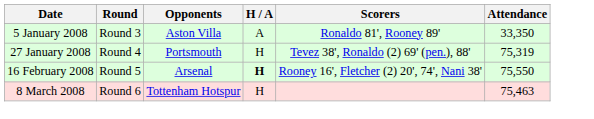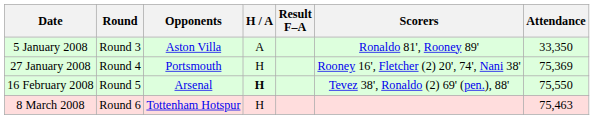+ column: (295, 20)
(380, 52) Tevez 38', Ronaldo (2) 69' (pen.), 88' -> (419, 66) Rooney 16', Fletcher (2) 20', 74', Nani 38'
(517, 52) 75,319 -> (556, 66) 75,369
(380, 71) Rooney 16', Fletcher (2) 20', 74', Nani 38' -> (419, 85) Tevez 38', Ronaldo (2) 69' (pen.), 88'
